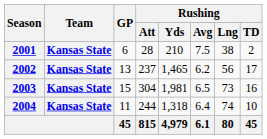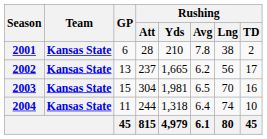(203, 50) 7.5 -> (203, 50) 7.8
(174, 69) 1,465 -> (174, 69) 1,665
(228, 87) 73 -> (228, 87) 70
